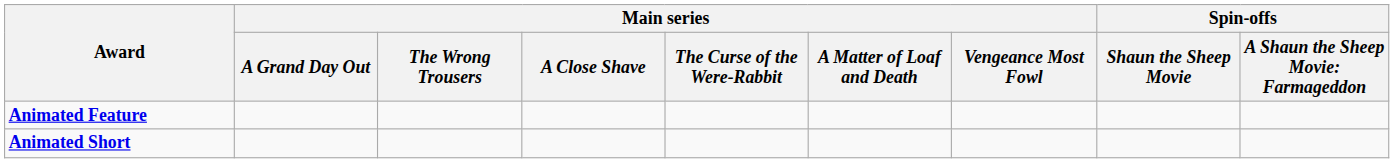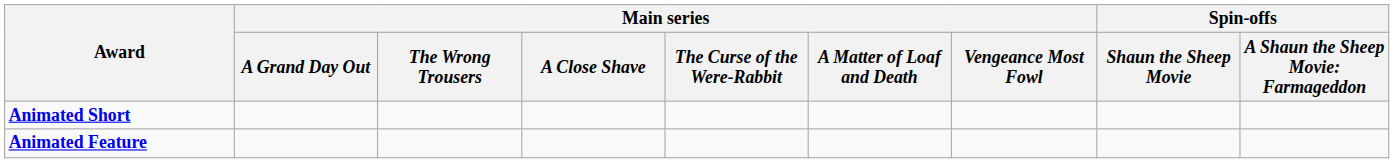rows swapped: (70, 143) <-> (78, 114)
